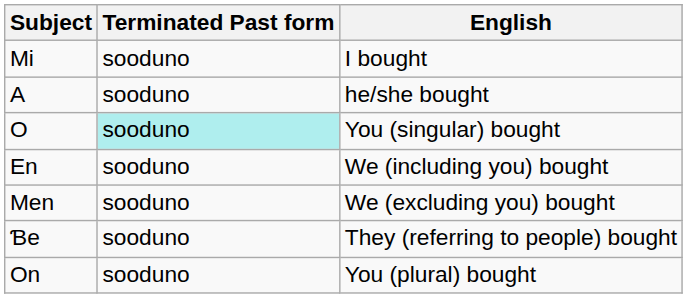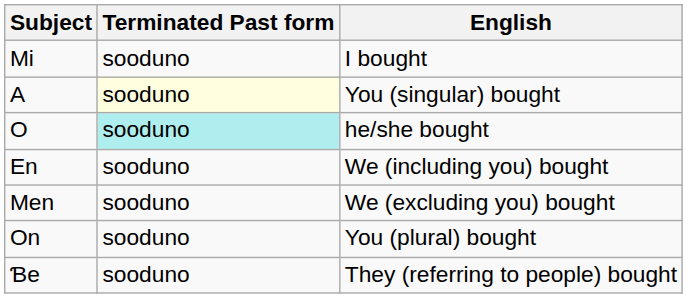(146, 94) no background -> (146, 94) lightyellow background
(417, 94) he/she bought -> (452, 94) You (singular) bought
(452, 130) You (singular) bought -> (417, 130) he/she bought
rows swapped: (25, 274) <-> (25, 238)
